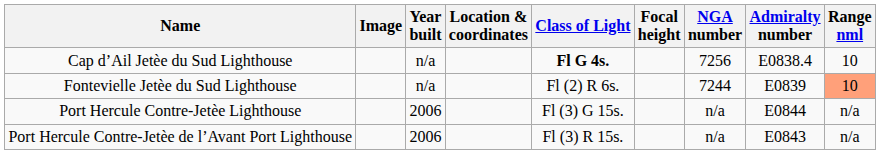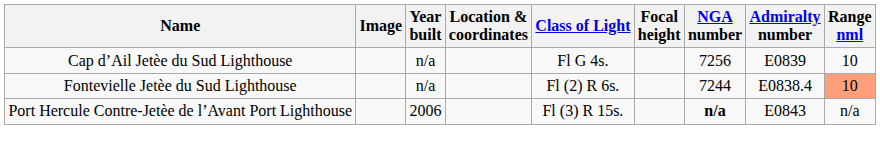(583, 60) bold -> (583, 60) normal
(785, 60) E0838.4 -> (785, 60) E0839
(785, 85) E0839 -> (785, 85) E0838.4
- row: (180, 111)
(715, 136) normal -> (715, 111) bold
